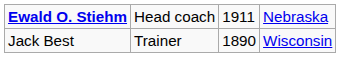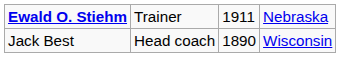(175, 17) Head coach -> (158, 17) Trainer
(158, 41) Trainer -> (175, 41) Head coach
